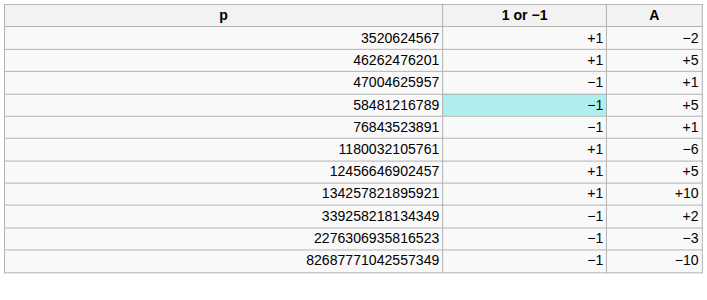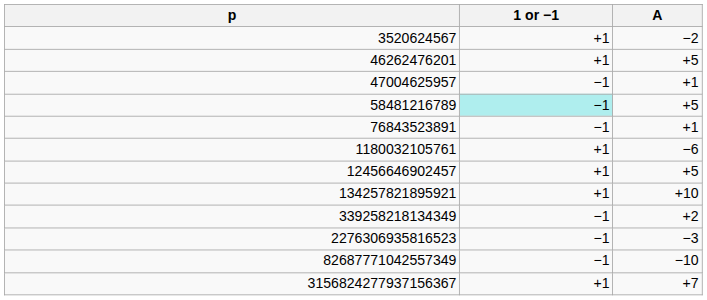+ row: (382, 283)
